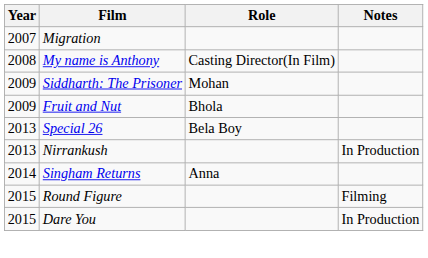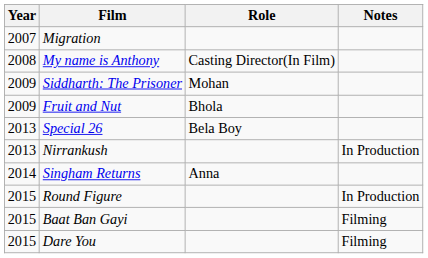(364, 196) Filming -> (380, 196) In Production
+ row: (85, 219)
(380, 219) In Production -> (364, 241) Filming
